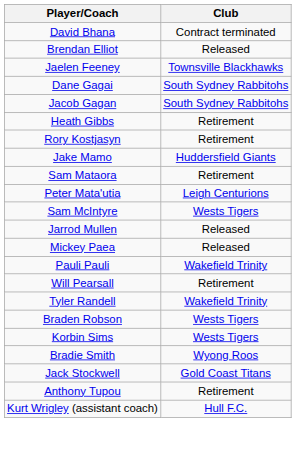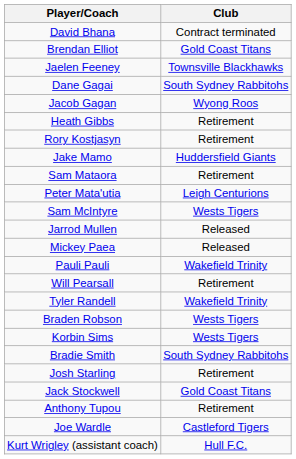(226, 50) Released -> (226, 50) Gold Coast Titans
(226, 104) South Sydney Rabbitohs -> (226, 104) Wyong Roos
(226, 355) Wyong Roos -> (226, 355) South Sydney Rabbitohs
+ row: (82, 373)
+ row: (82, 427)
